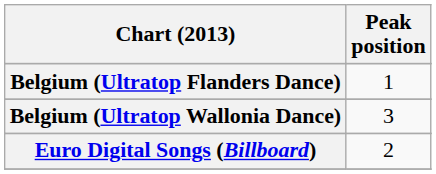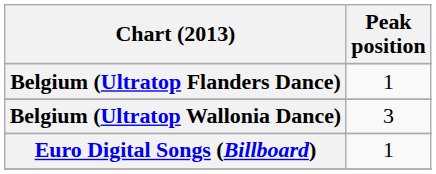(388, 150) 2 -> (388, 150) 1
